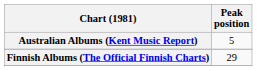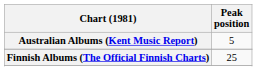(232, 57) 29 -> (232, 57) 25
